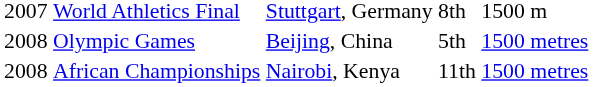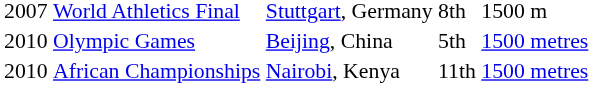(26, 41) 2008 -> (26, 41) 2010
(26, 70) 2008 -> (26, 70) 2010
